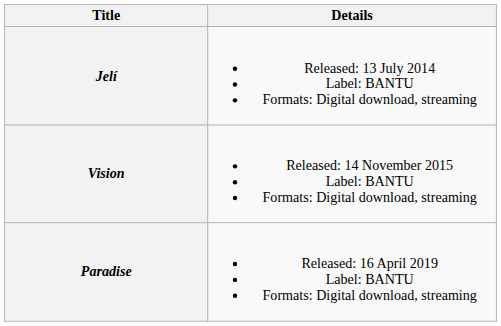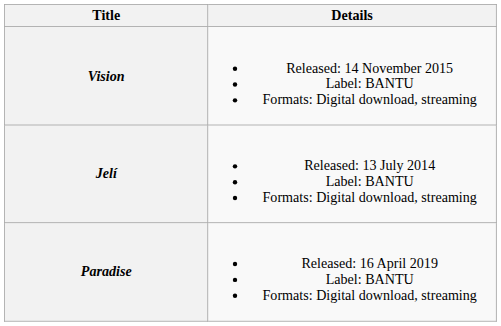rows swapped: (106, 75) <-> (106, 173)
